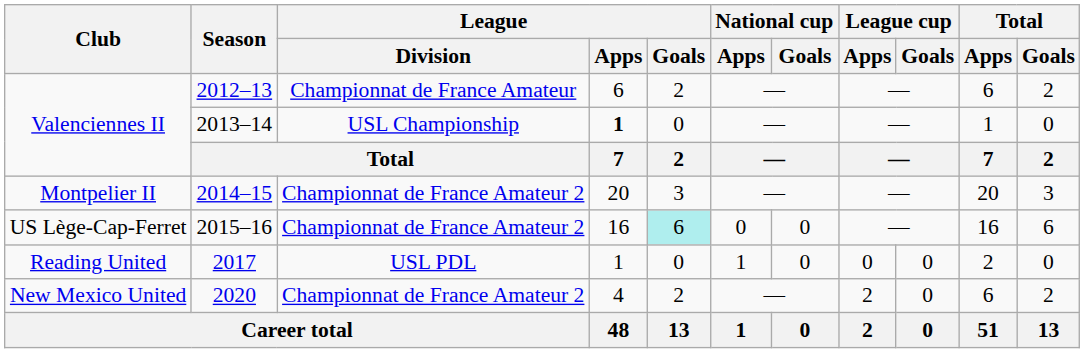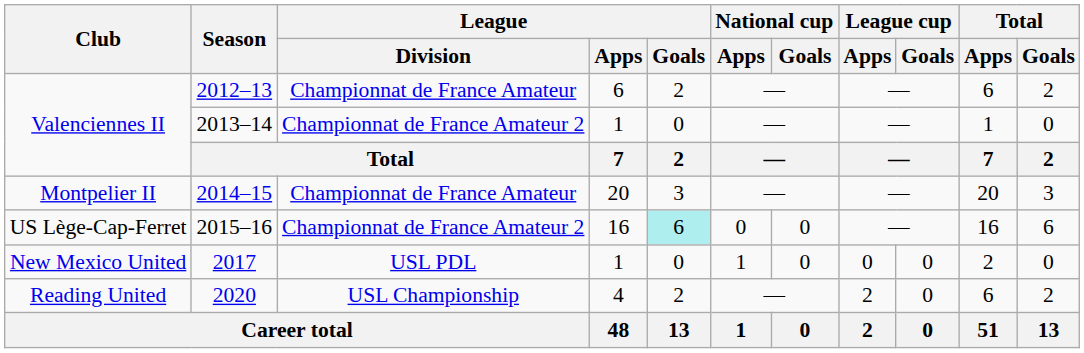(433, 124) USL Championship -> (433, 124) Championnat de France Amateur 2
(618, 124) bold -> (618, 124) normal
(433, 192) Championnat de France Amateur 2 -> (433, 192) Championnat de France Amateur
(98, 261) Reading United -> (98, 261) New Mexico United
(98, 295) New Mexico United -> (98, 295) Reading United
(433, 295) Championnat de France Amateur 2 -> (433, 295) USL Championship
